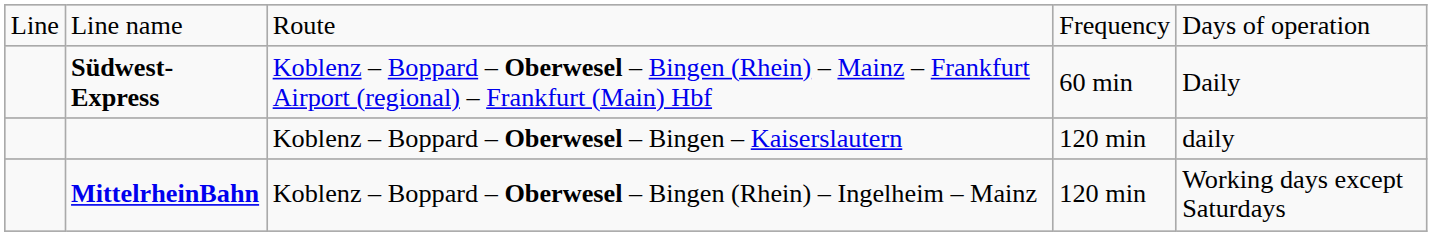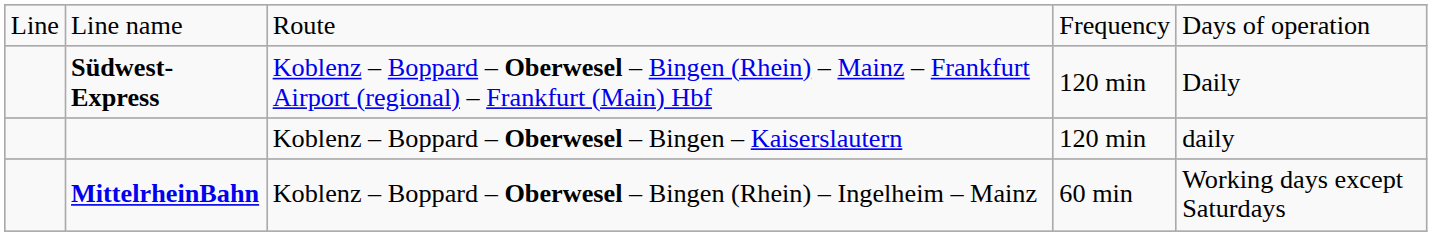(1096, 81) 60 min -> (1103, 81) 120 min
(1103, 194) 120 min -> (1096, 194) 60 min
